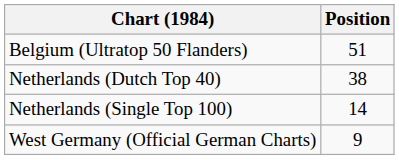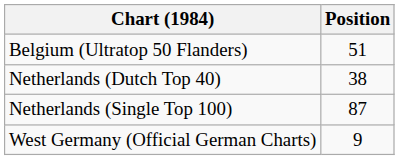(358, 109) 14 -> (358, 109) 87
